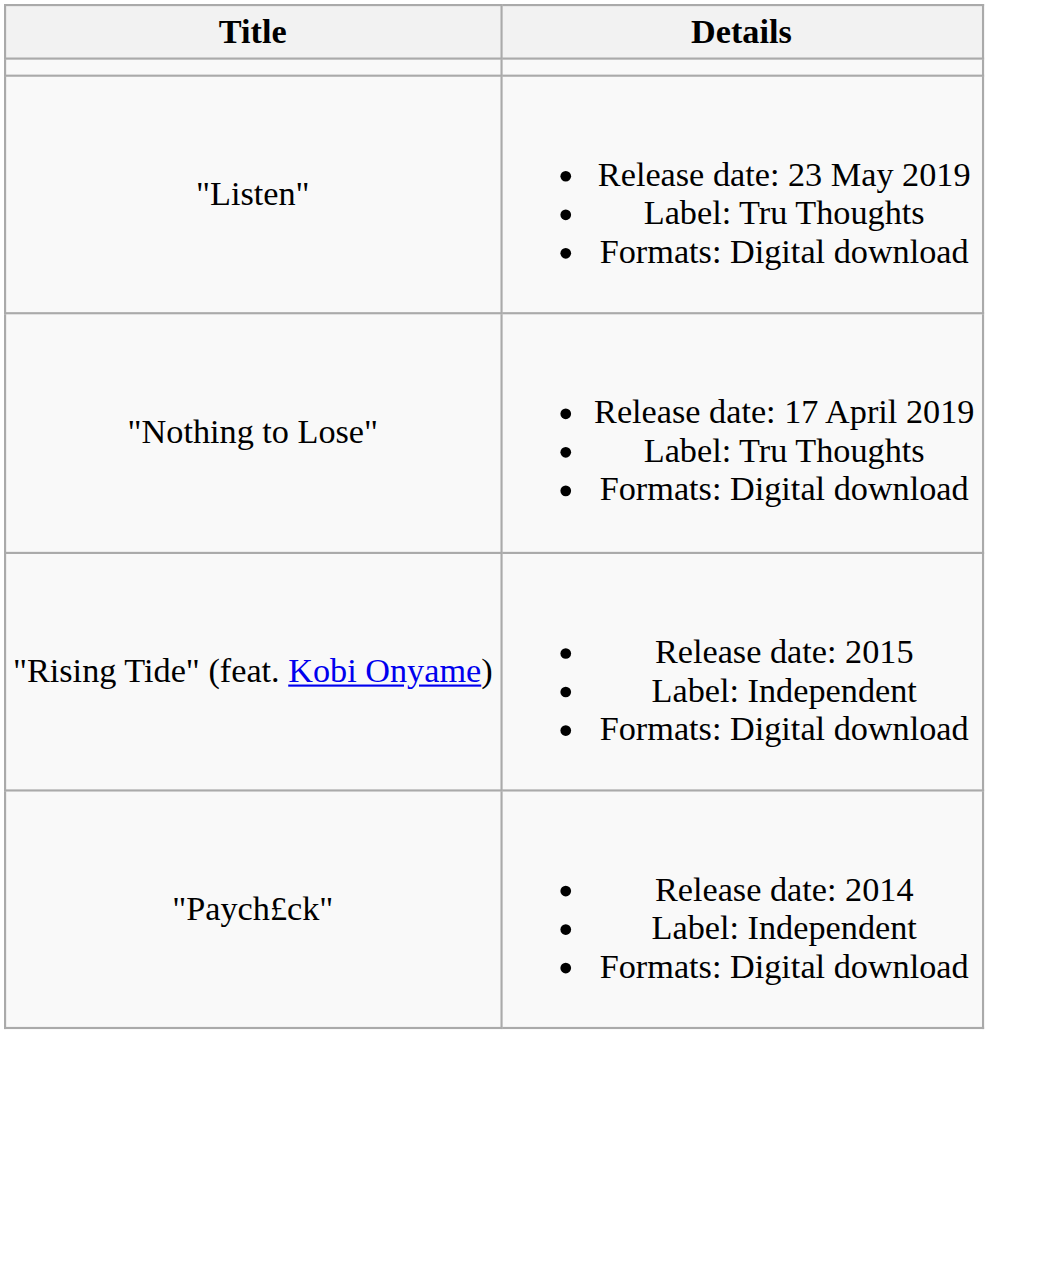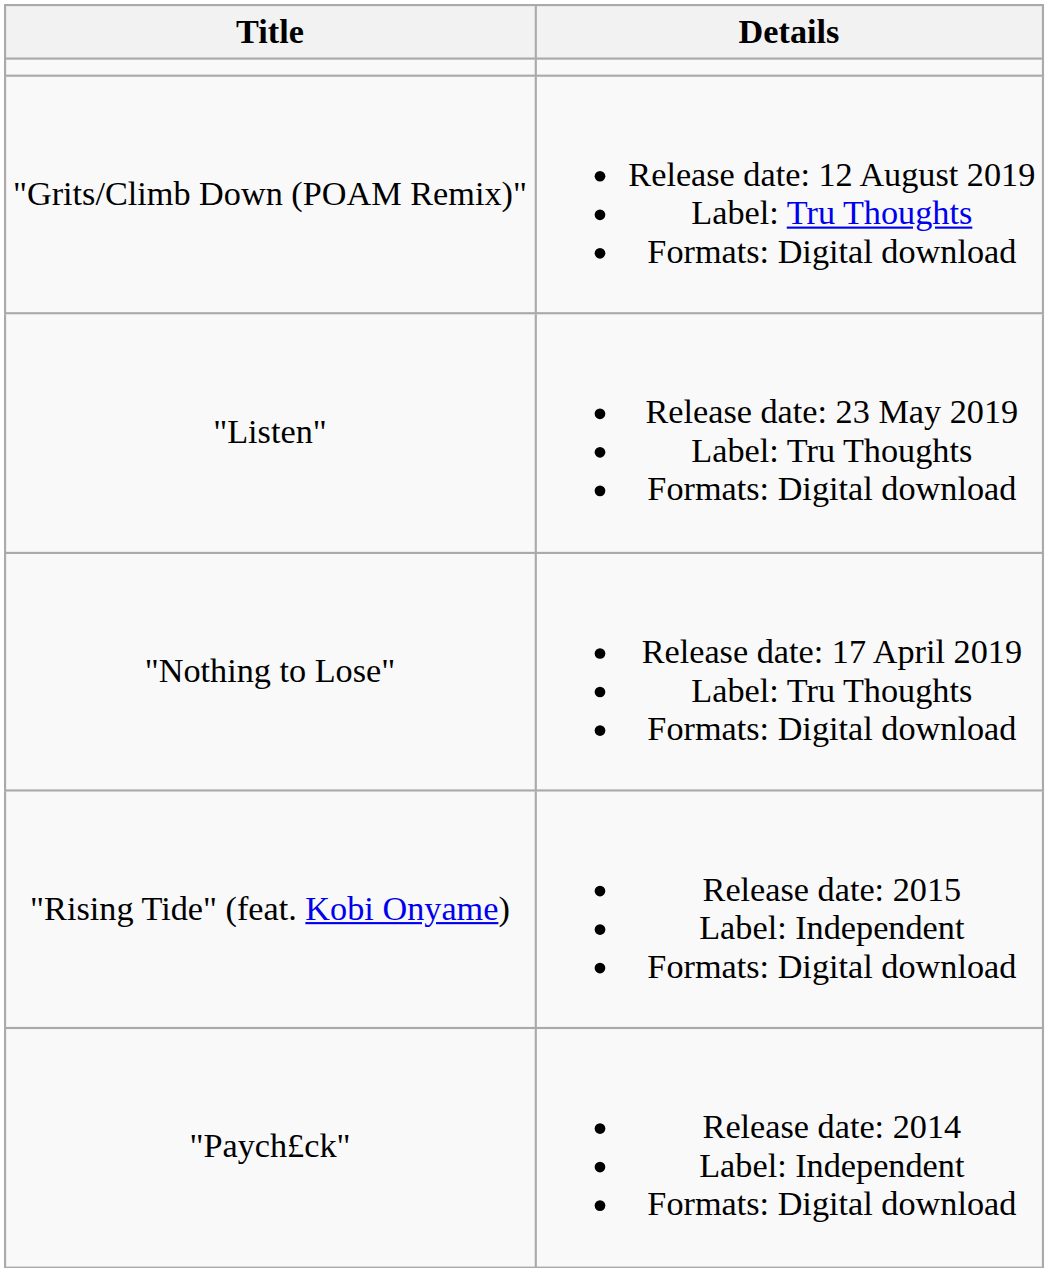+ row: (270, 193)
